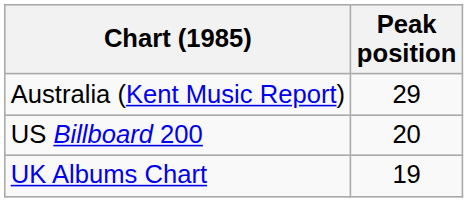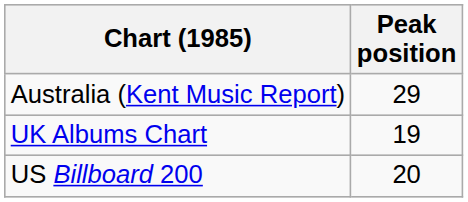rows swapped: (109, 175) <-> (107, 134)
